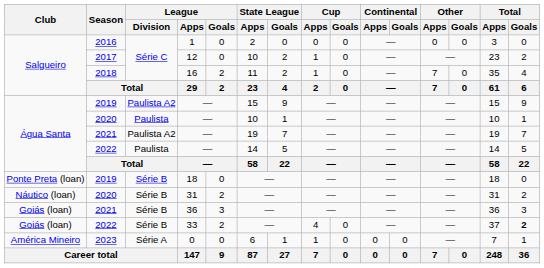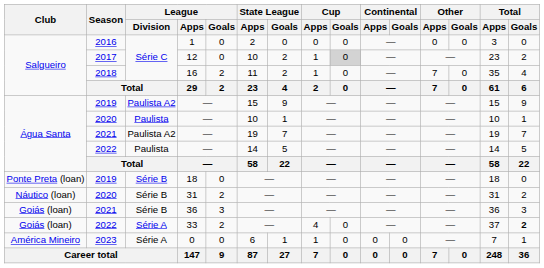(345, 57) no background -> (345, 57) lightgrey background
(151, 225) Série B -> (151, 225) Série A
